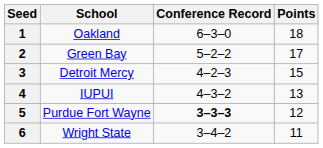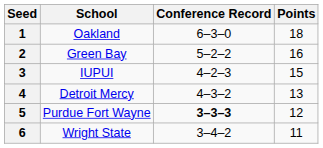(296, 53) 17 -> (296, 53) 16
(97, 73) Detroit Mercy -> (97, 73) IUPUI
(97, 93) IUPUI -> (97, 93) Detroit Mercy
